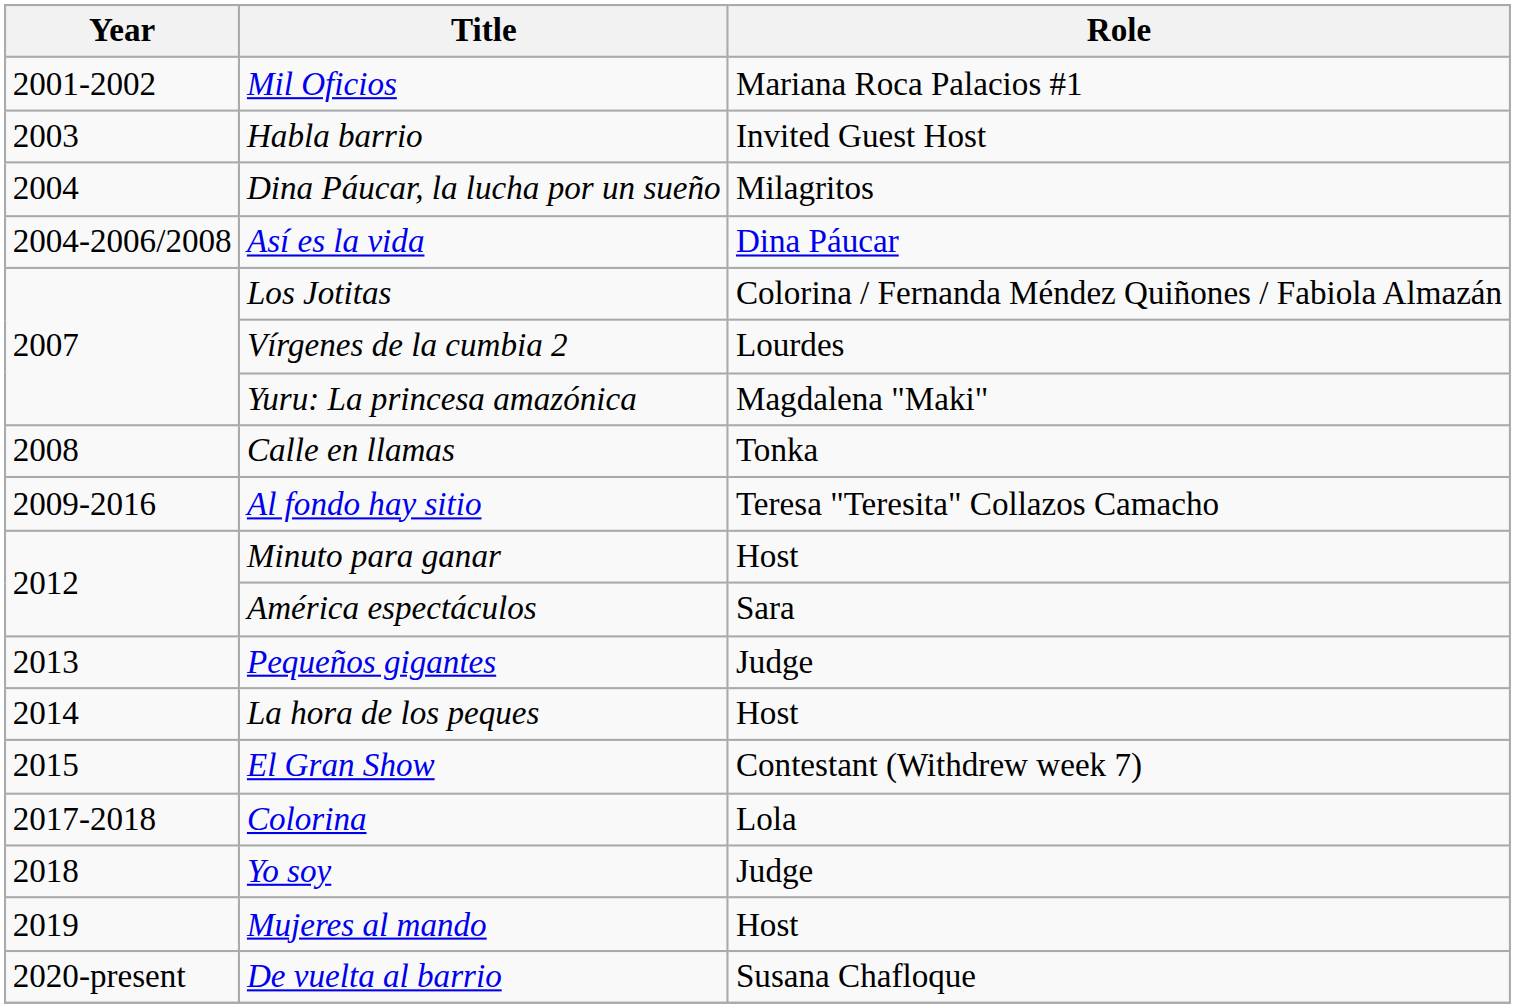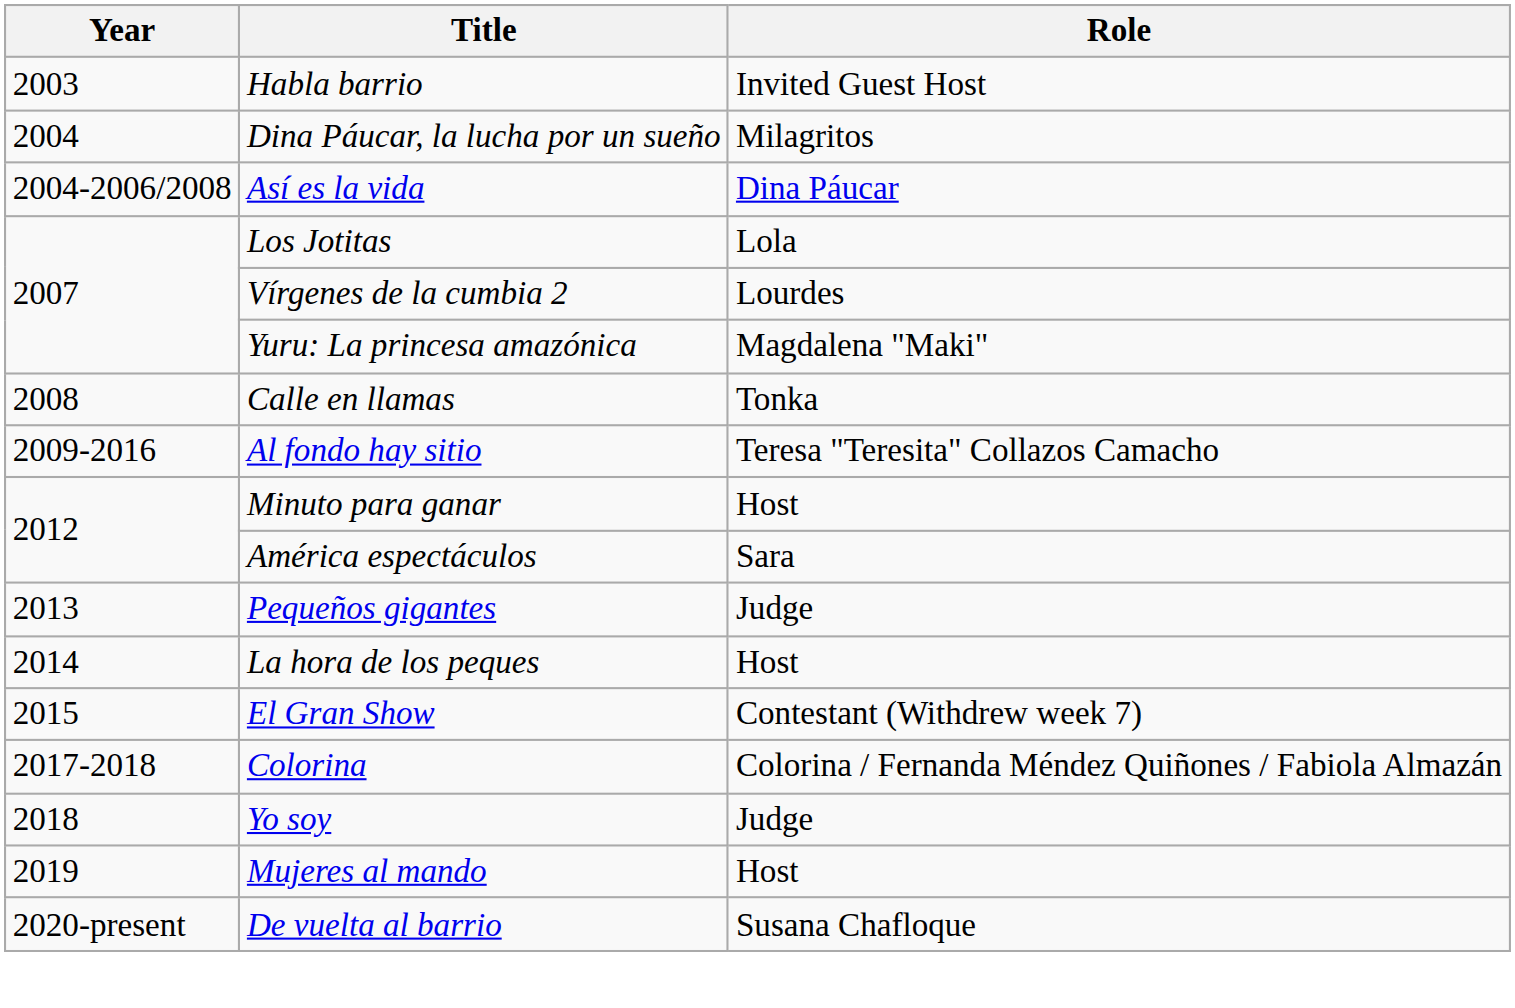- row: (322, 83)
(1119, 293) Colorina / Fernanda Méndez Quiñones / Fabiola Almazán -> (766, 240) Lola
(766, 818) Lola -> (1119, 766) Colorina / Fernanda Méndez Quiñones / Fabiola Almazán
